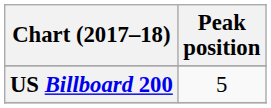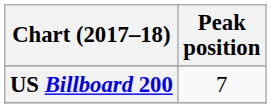(222, 84) 5 -> (222, 84) 7
